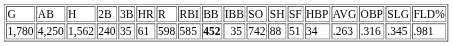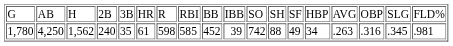(212, 31) bold -> (212, 31) normal
(233, 31) 35 -> (233, 31) 39
(295, 31) 51 -> (295, 31) 49
